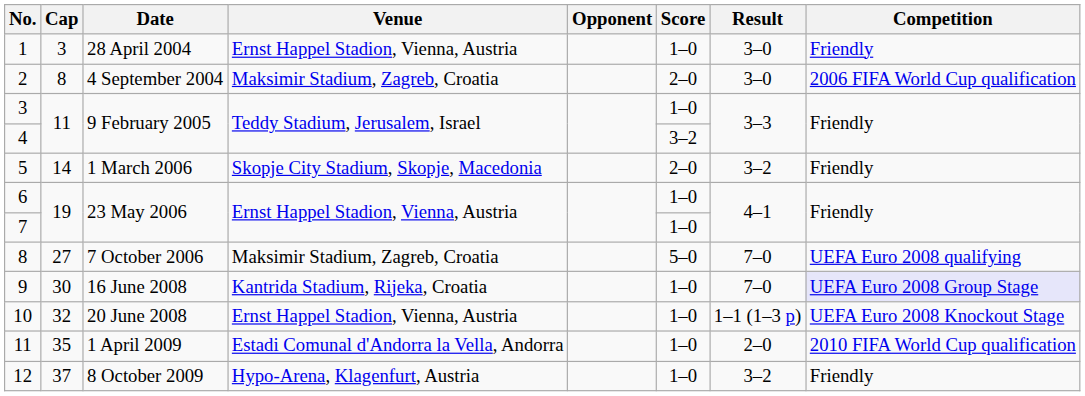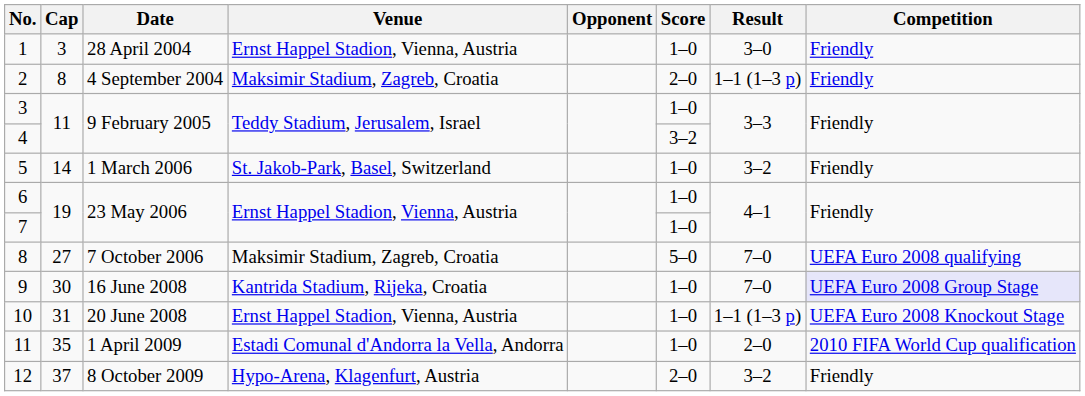(757, 78) 3–0 -> (757, 78) 1–1 (1–3 p)
(943, 78) 2006 FIFA World Cup qualification -> (842, 78) Friendly
(387, 167) Skopje City Stadium, Skopje, Macedonia -> (361, 167) St. Jakob-Park, Basel, Switzerland
(683, 167) 2–0 -> (683, 167) 1–0
(62, 316) 32 -> (62, 316) 31
(683, 375) 1–0 -> (683, 375) 2–0
